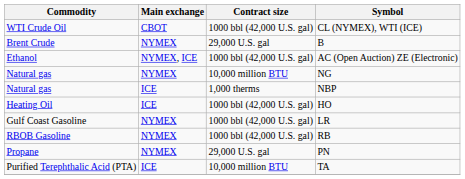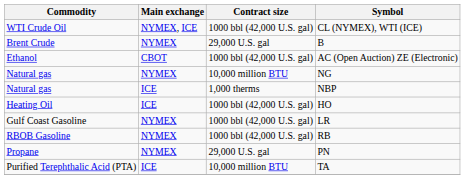(154, 27) CBOT -> (169, 27) NYMEX, ICE
(169, 58) NYMEX, ICE -> (154, 58) CBOT
